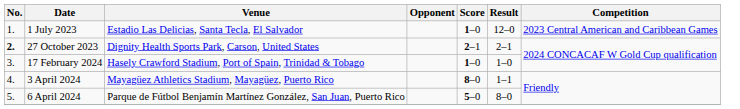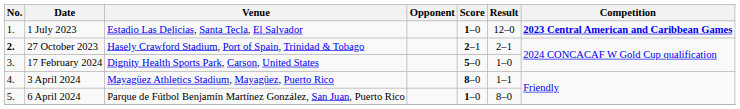(620, 29) normal -> (628, 29) bold
(213, 46) Dignity Health Sports Park, Carson, United States -> (236, 46) Hasely Crawford Stadium, Port of Spain, Trinidad & Tobago
(236, 63) Hasely Crawford Stadium, Port of Spain, Trinidad & Tobago -> (213, 63) Dignity Health Sports Park, Carson, United States
(472, 63) 1–0 -> (472, 63) 5–0
(472, 96) 5–0 -> (472, 96) 1–0
